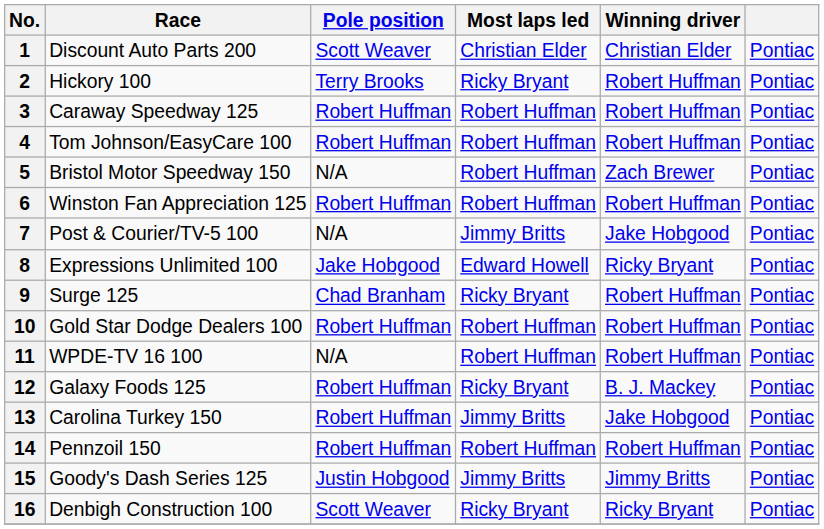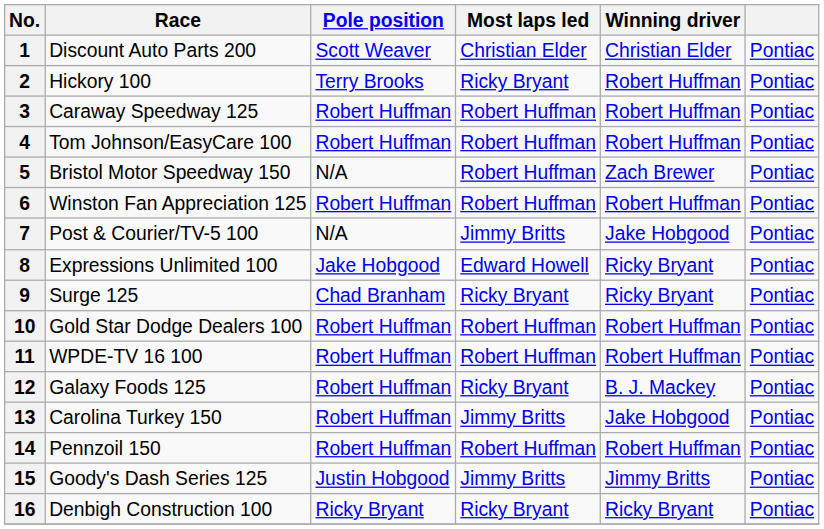(673, 295) Robert Huffman -> (659, 295) Ricky Bryant
(332, 356) N/A -> (383, 356) Robert Huffman
(373, 509) Scott Weaver -> (370, 509) Ricky Bryant
